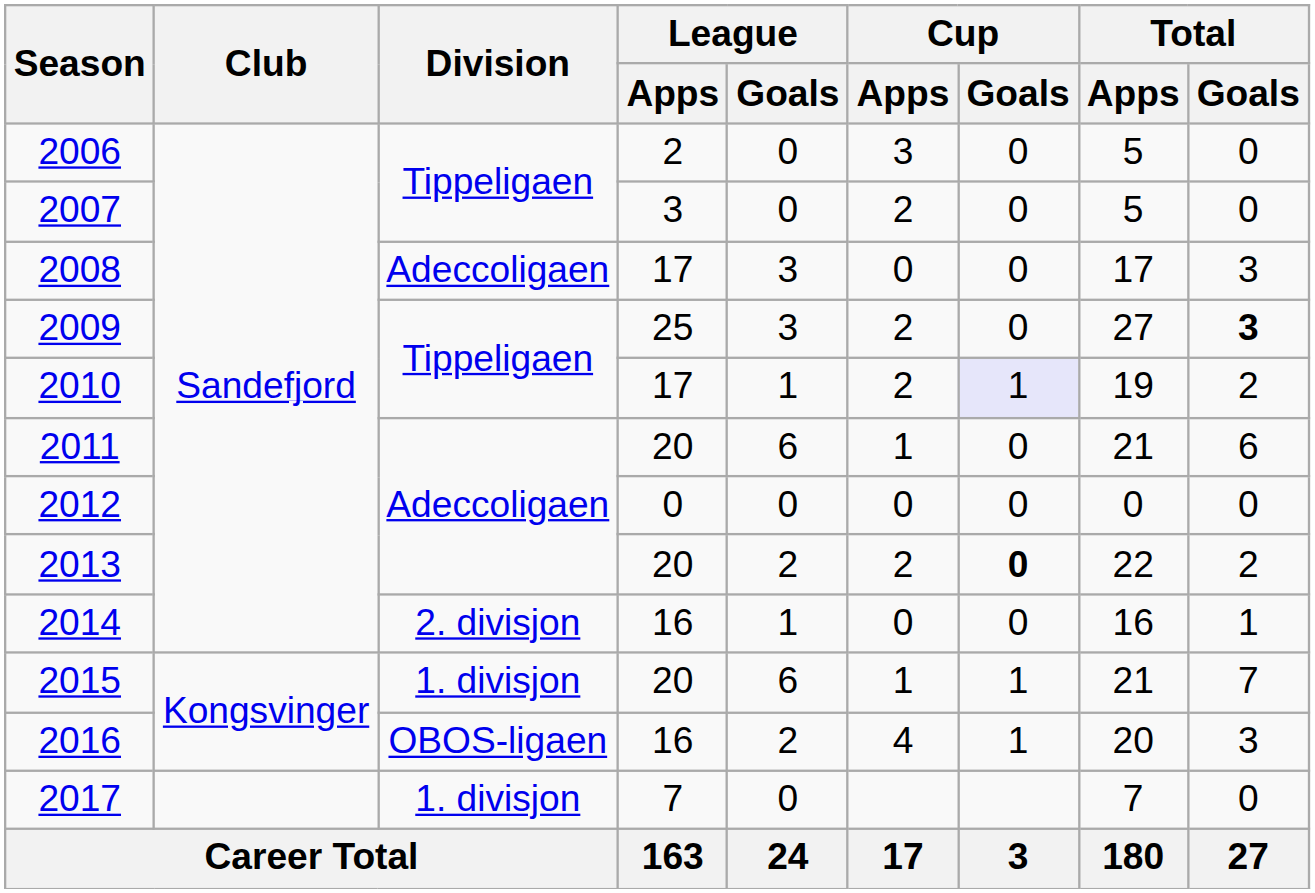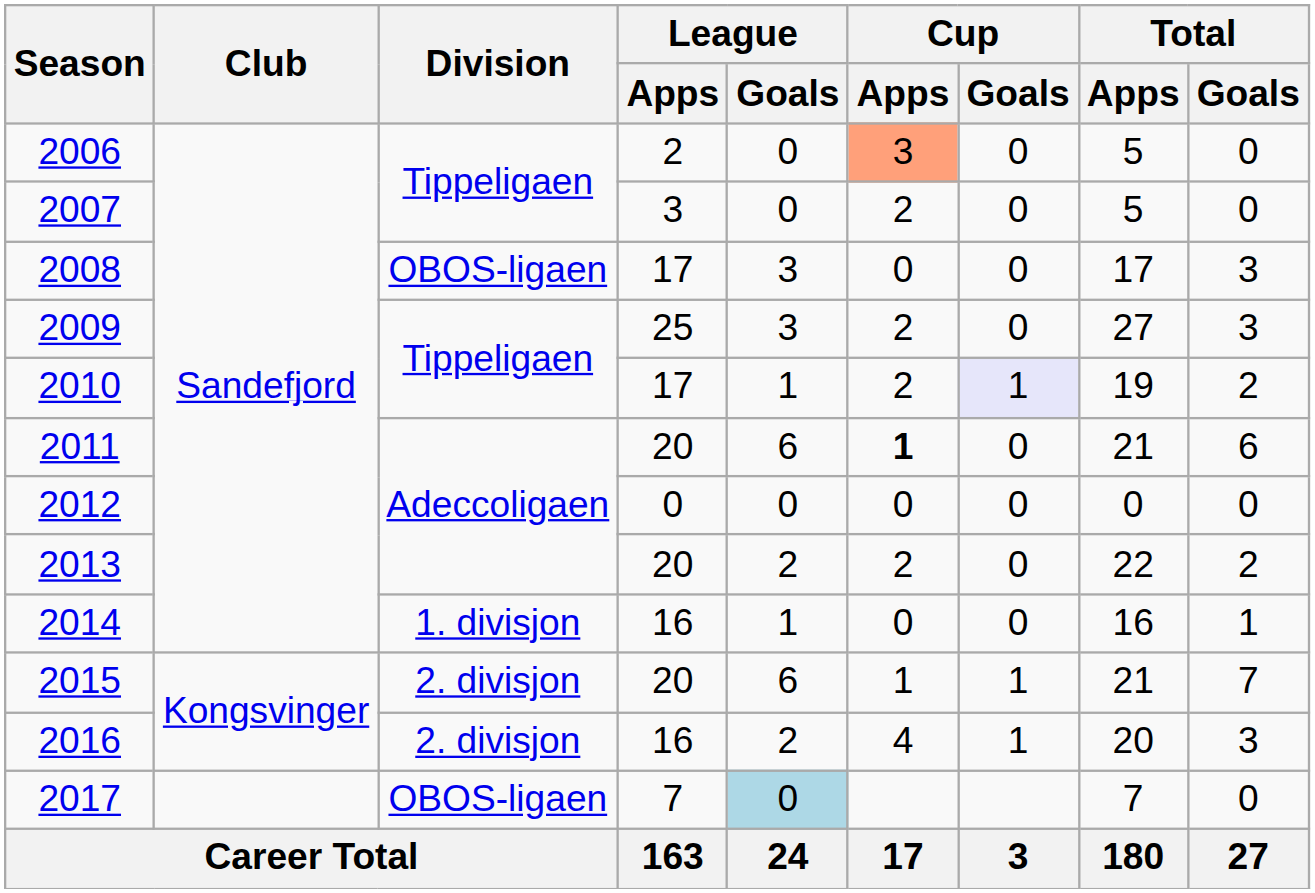(903, 151) no background -> (903, 151) lightsalmon background
(498, 269) Adeccoligaen -> (498, 269) OBOS-ligaen
(1248, 328) bold -> (1248, 328) normal
(903, 446) normal -> (903, 446) bold
(1018, 563) bold -> (1018, 563) normal
(498, 622) 2. divisjon -> (498, 622) 1. divisjon
(498, 681) 1. divisjon -> (498, 681) 2. divisjon
(498, 740) OBOS-ligaen -> (498, 740) 2. divisjon
(498, 799) 1. divisjon -> (498, 799) OBOS-ligaen
(788, 799) no background -> (788, 799) lightblue background
